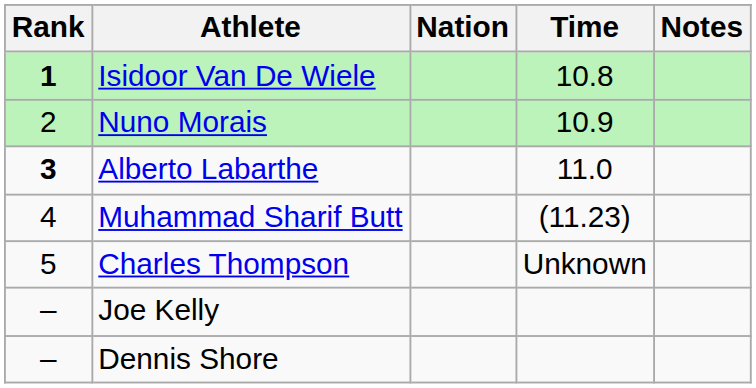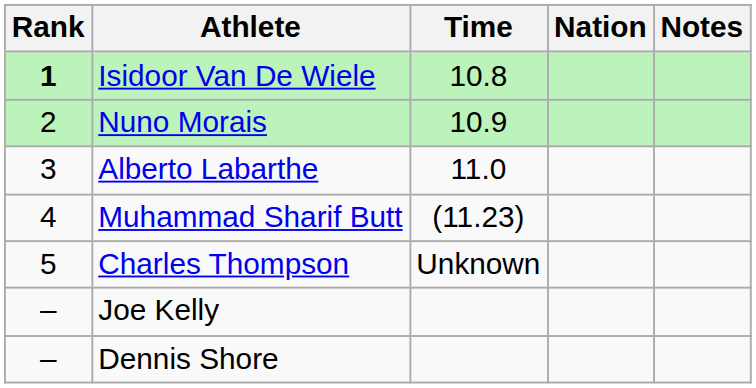columns swapped: (463, 28) <-> (585, 28)
(48, 169) bold -> (48, 169) normal
